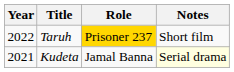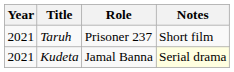(21, 36) 2022 -> (21, 36) 2021
(118, 36) gold background -> (118, 36) no background
